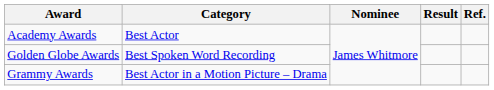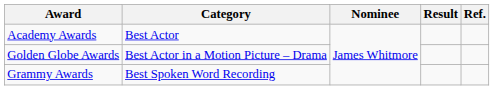(200, 54) Best Spoken Word Recording -> (226, 54) Best Actor in a Motion Picture – Drama
(226, 74) Best Actor in a Motion Picture – Drama -> (200, 74) Best Spoken Word Recording
